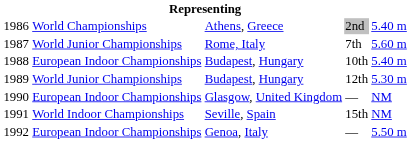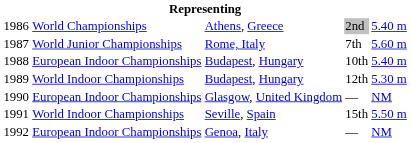(107, 79) World Junior Championships -> (108, 79) World Indoor Championships
(382, 114) NM -> (389, 114) 5.50 m
(389, 131) 5.50 m -> (382, 131) NM
